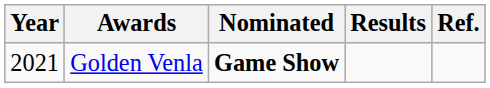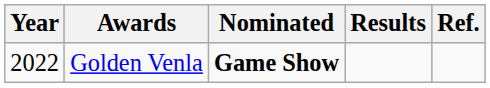(35, 62) 2021 -> (35, 62) 2022
